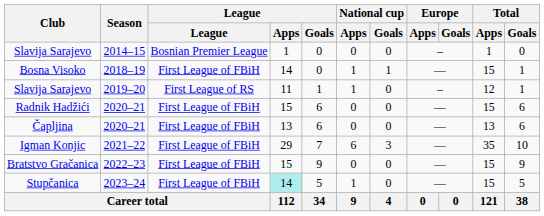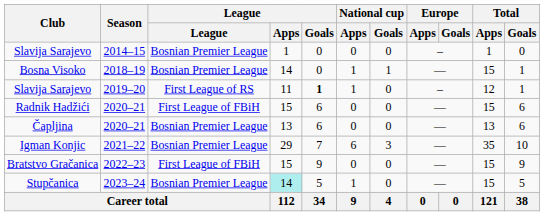(209, 70) First League of FBiH -> (209, 70) Bosnian Premier League
(319, 88) normal -> (319, 88) bold
(209, 126) First League of FBiH -> (209, 126) Bosnian Premier League
(209, 145) First League of FBiH -> (209, 145) Bosnian Premier League
(209, 182) First League of FBiH -> (209, 182) Bosnian Premier League
